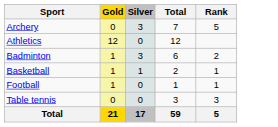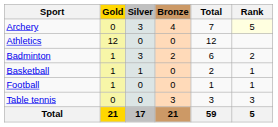+ column: (173, 12)
(216, 27) no background -> (252, 27) lightyellow background
